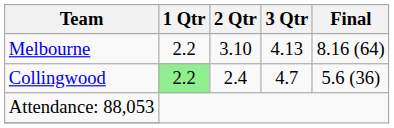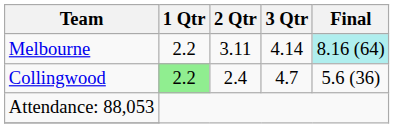(235, 48) 3.10 -> (235, 48) 3.11
(287, 48) 4.13 -> (287, 48) 4.14
(351, 48) no background -> (351, 48) paleturquoise background
